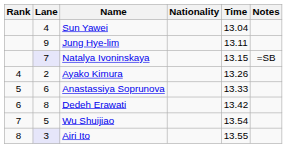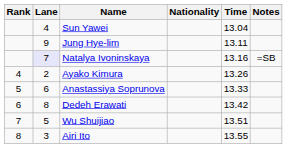(236, 58) 13.15 -> (236, 58) 13.16
(236, 120) 13.54 -> (236, 120) 13.51
(46, 136) lavender background -> (46, 136) no background
